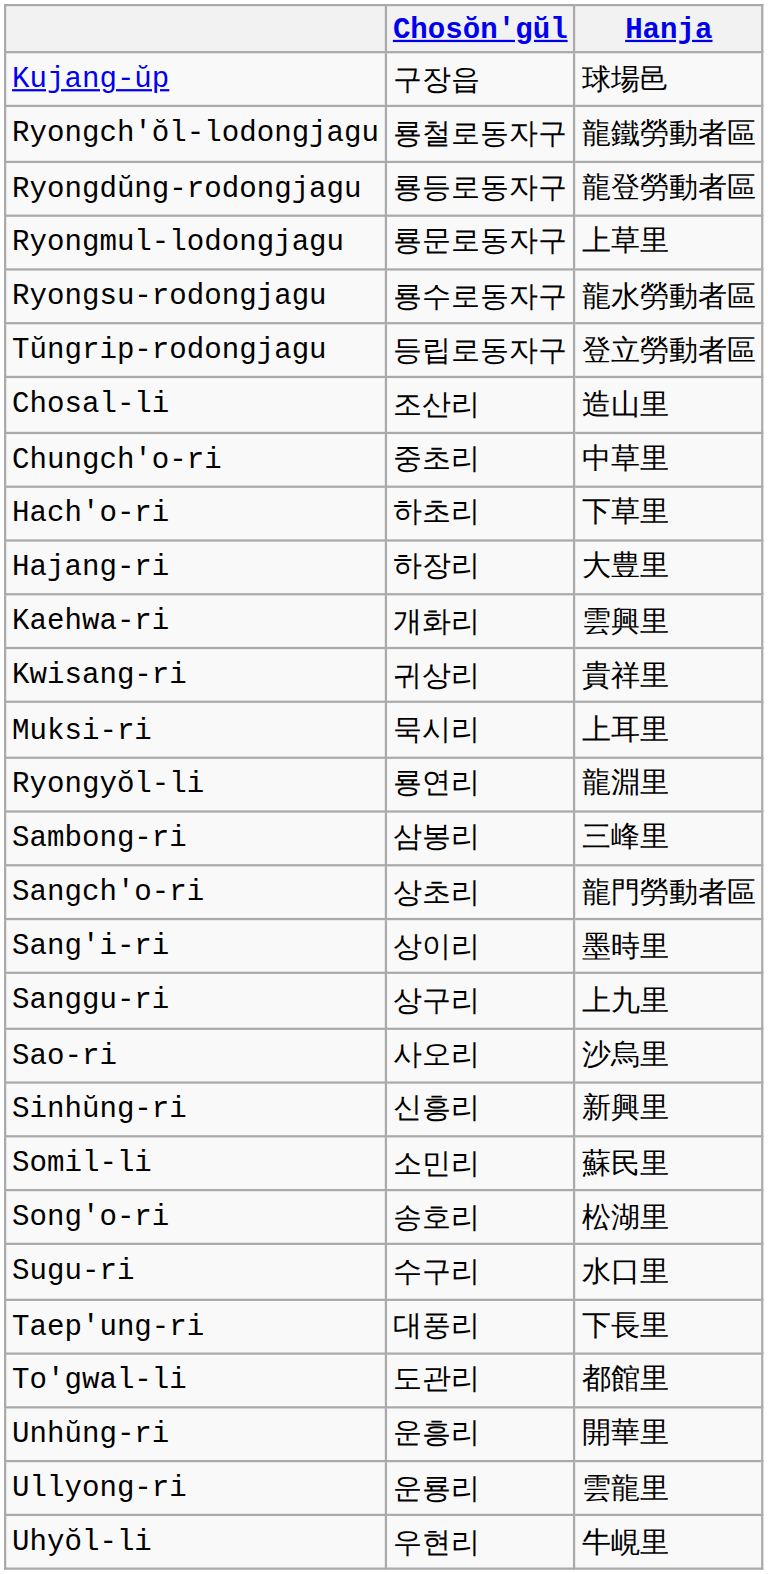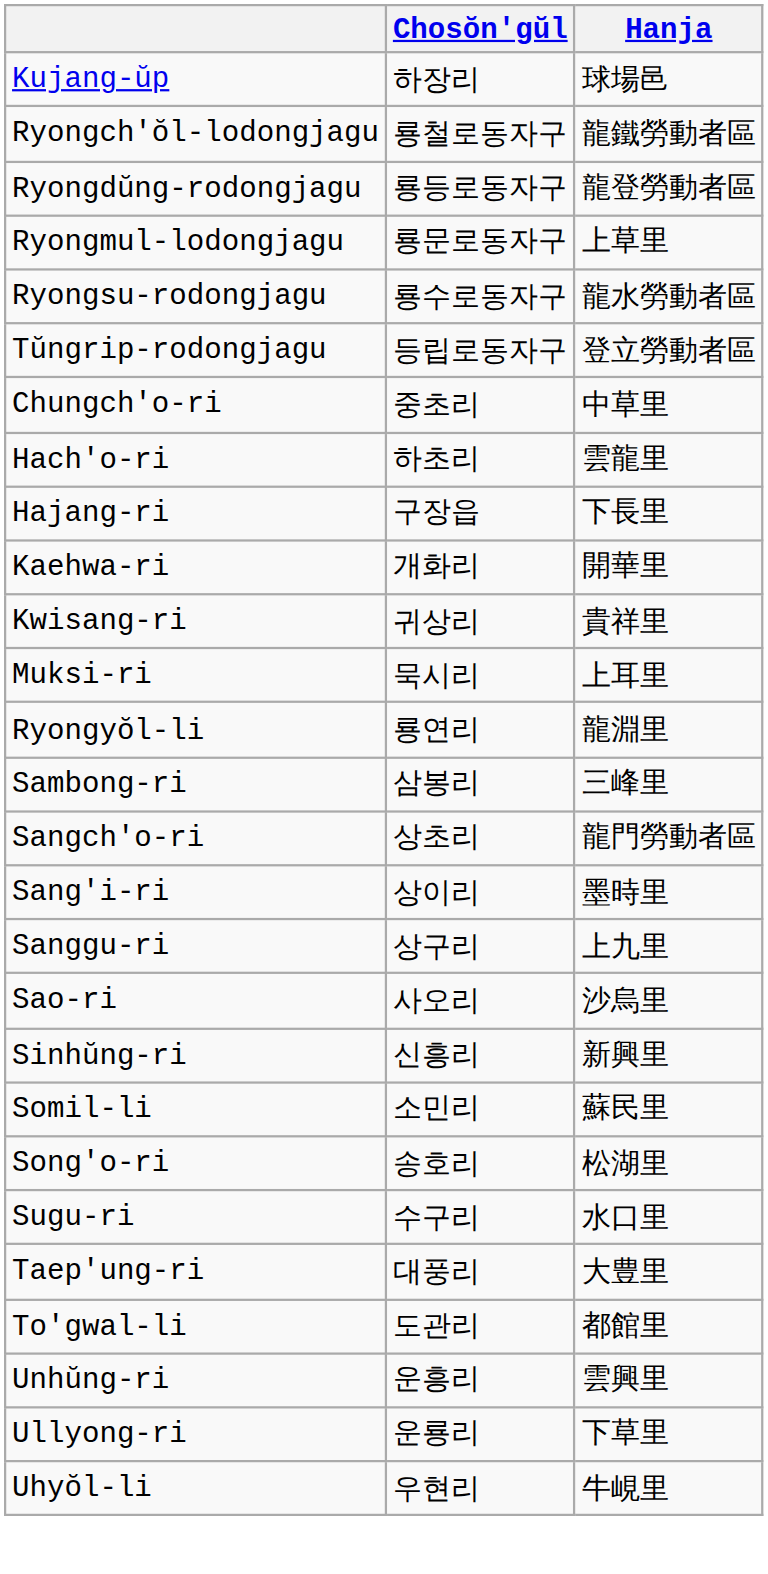(437, 81) 구장읍 -> (437, 81) 하장리
- row: (91, 405)
(625, 514) 下草里 -> (625, 460) 雲龍里
(437, 568) 하장리 -> (437, 514) 구장읍
(625, 568) 大豊里 -> (625, 514) 下長里
(625, 623) 雲興里 -> (625, 568) 開華里
(625, 1327) 下長里 -> (625, 1273) 大豊里
(625, 1435) 開華里 -> (625, 1381) 雲興里
(625, 1489) 雲龍里 -> (625, 1435) 下草里
